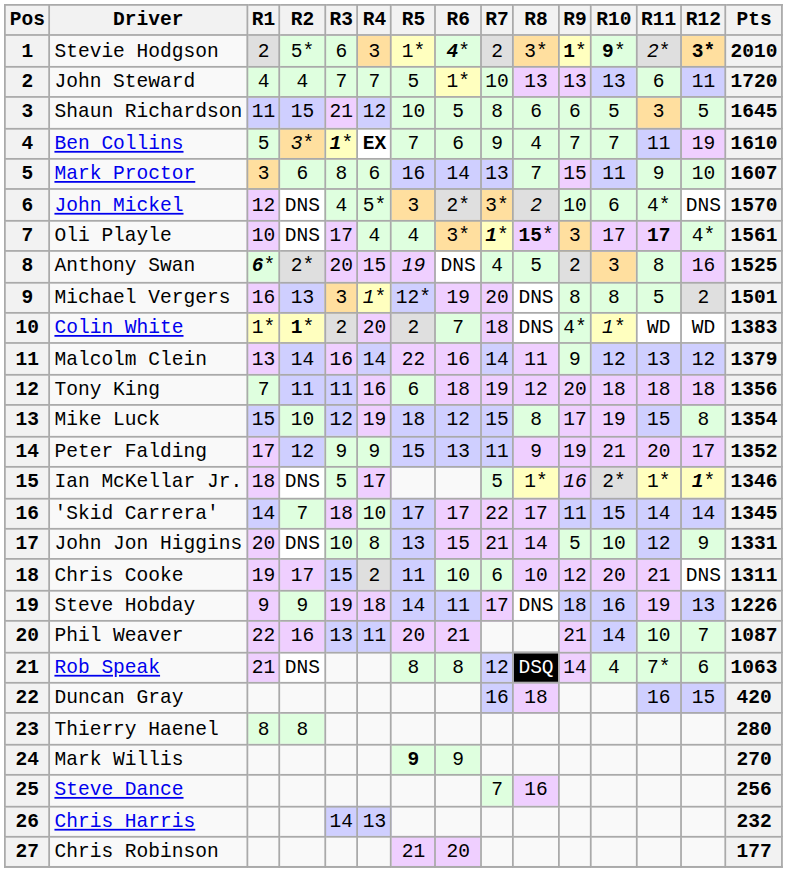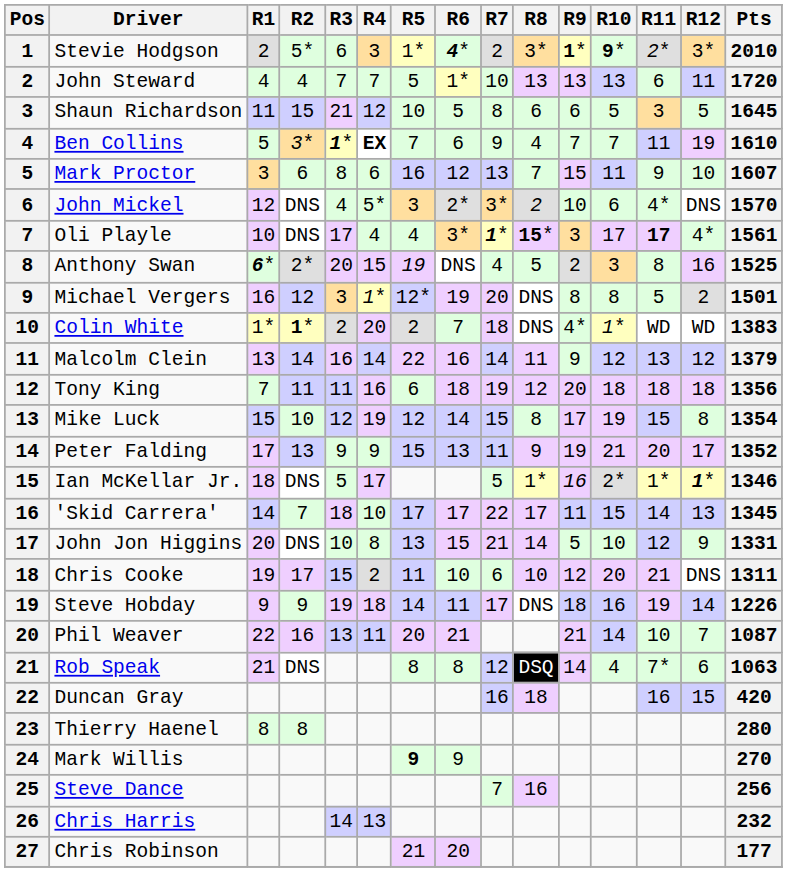(703, 51) bold -> (703, 51) normal
(458, 174) 14 -> (458, 174) 12
(302, 298) 13 -> (302, 298) 12
(413, 421) 18 -> (413, 421) 12
(458, 421) 12 -> (458, 421) 14
(302, 452) 12 -> (302, 452) 13
(703, 513) 14 -> (703, 513) 13
(703, 606) 13 -> (703, 606) 14
